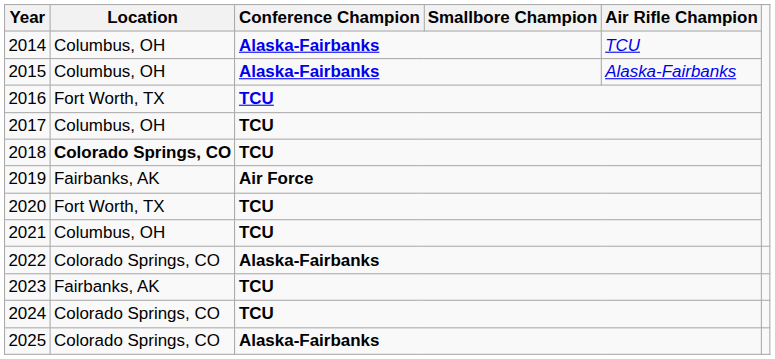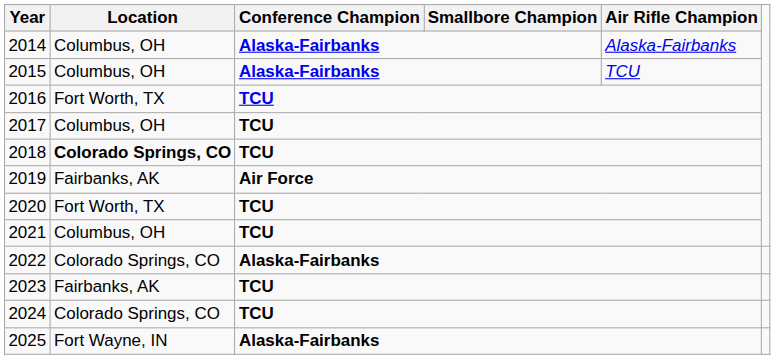(623, 44) TCU -> (671, 44) Alaska-Fairbanks
(671, 71) Alaska-Fairbanks -> (623, 71) TCU
(137, 340) Colorado Springs, CO -> (111, 340) Fort Wayne, IN
